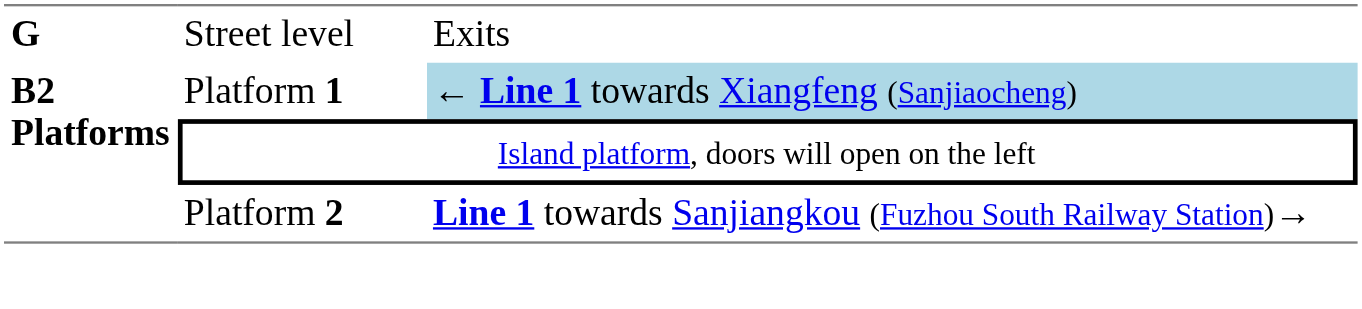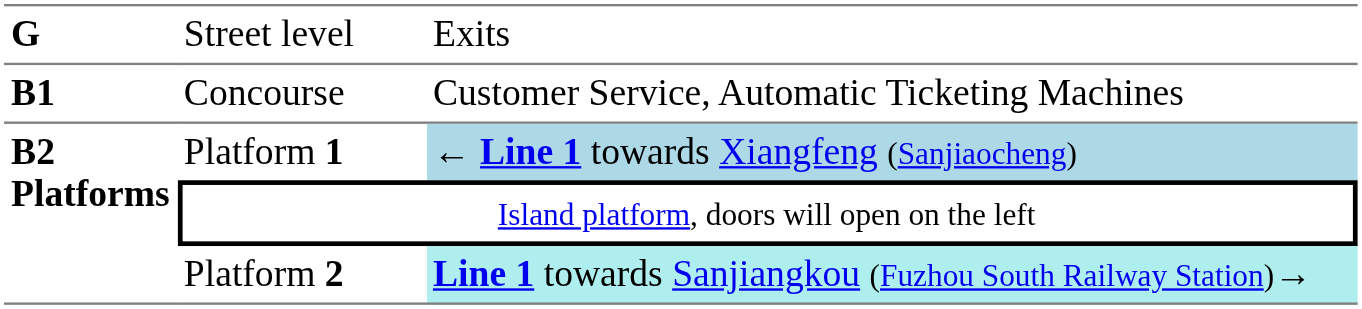+ row: (264, 92)
(872, 212) no background -> (872, 273) paleturquoise background
